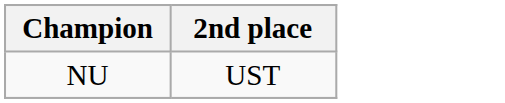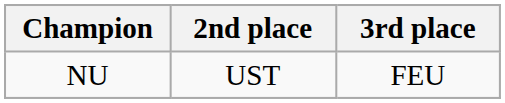+ column: (418, 28)
